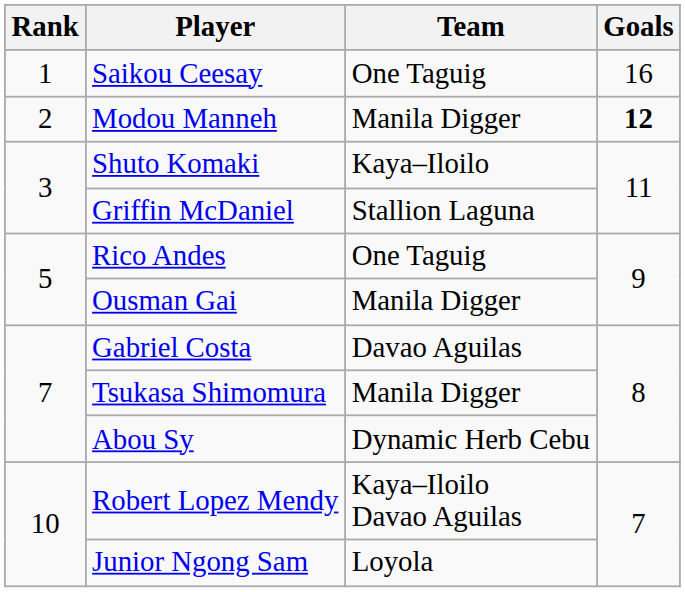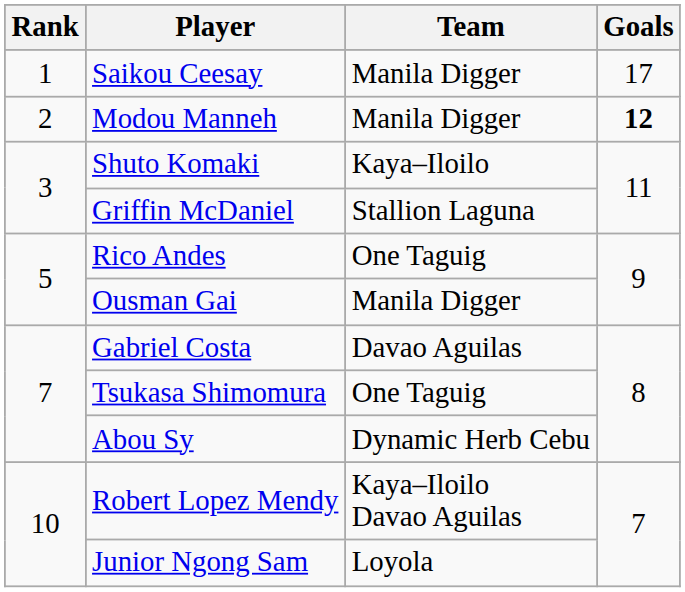(419, 73) One Taguig -> (436, 73) Manila Digger
(638, 73) 16 -> (638, 73) 17
(436, 392) Manila Digger -> (419, 392) One Taguig
